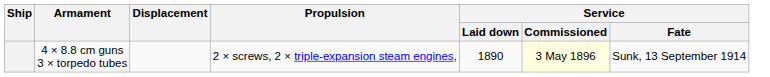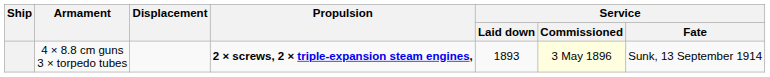(335, 56) normal -> (343, 56) bold
(491, 56) 1890 -> (507, 56) 1893
